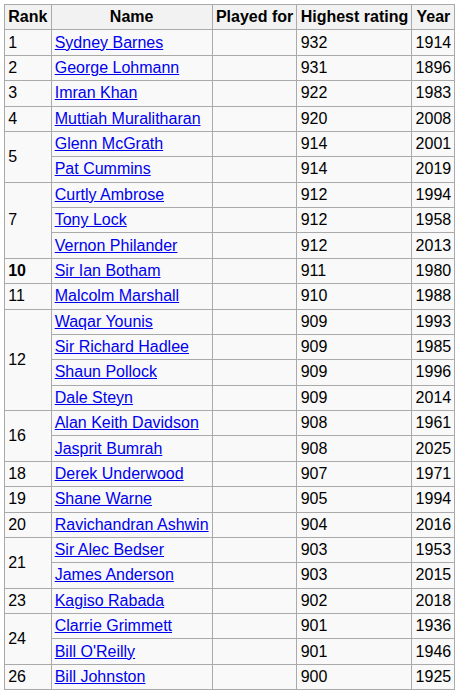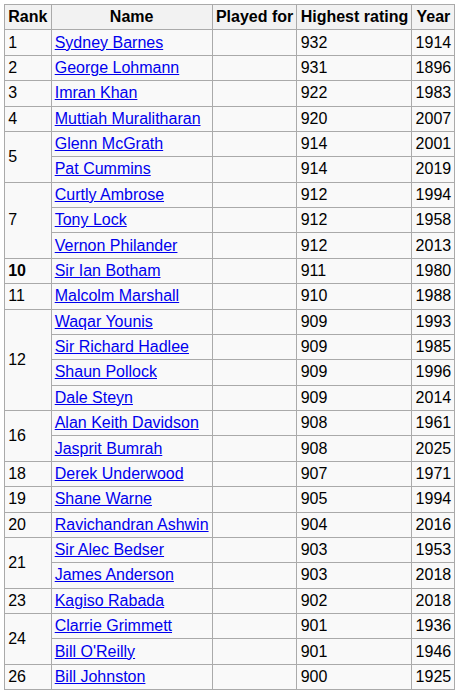(433, 118) 2008 -> (433, 118) 2007
(433, 575) 2015 -> (433, 575) 2018
